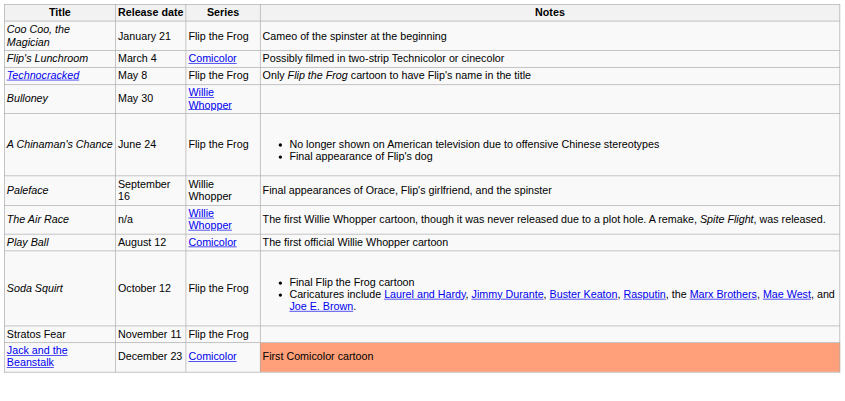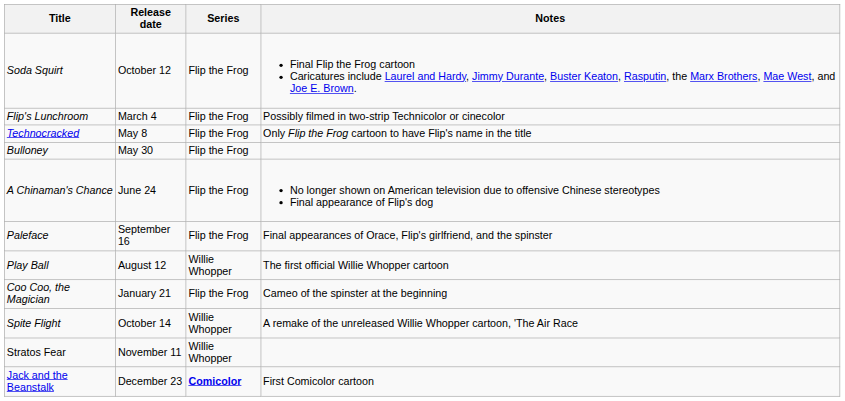rows swapped: (38, 36) <-> (35, 288)
(213, 59) Comicolor -> (218, 116) Flip the Frog
(210, 99) Willie Whopper -> (218, 150) Flip the Frog
(210, 190) Willie Whopper -> (218, 236) Flip the Frog
- row: (38, 219)
(213, 242) Comicolor -> (210, 265) Willie Whopper
+ row: (34, 323)
(219, 334) Flip the Frog -> (210, 352) Willie Whopper
(213, 357) normal -> (215, 381) bold
(318, 357) lightsalmon background -> (319, 381) no background
